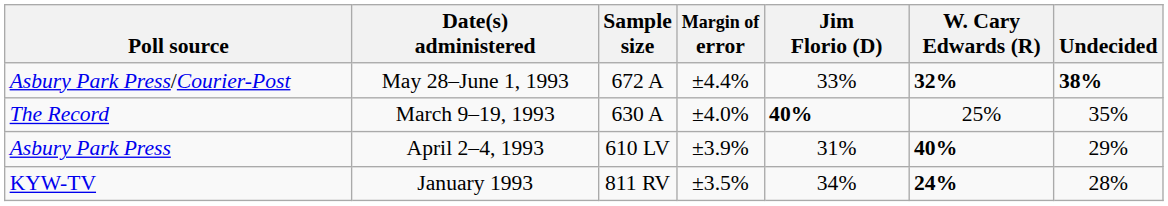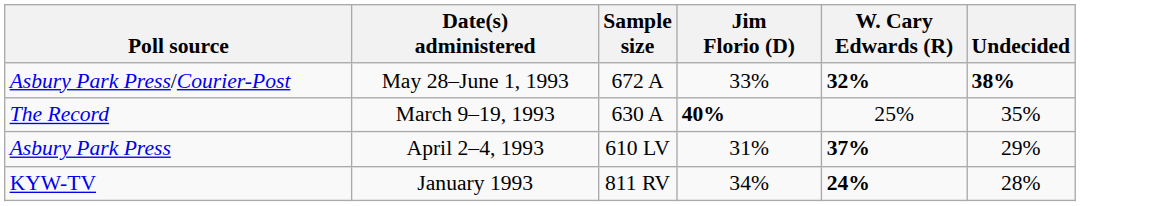- column: (720, 35)
(936, 148) 40% -> (848, 148) 37%
